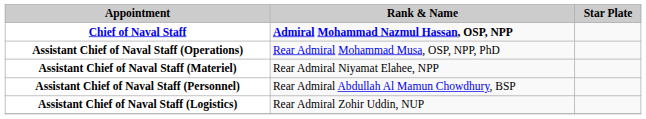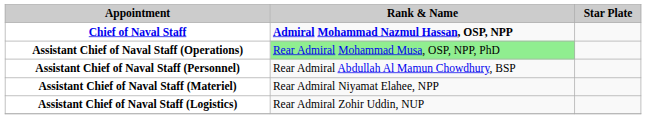(386, 50) no background -> (386, 50) lightgreen background
rows swapped: (138, 86) <-> (138, 68)
